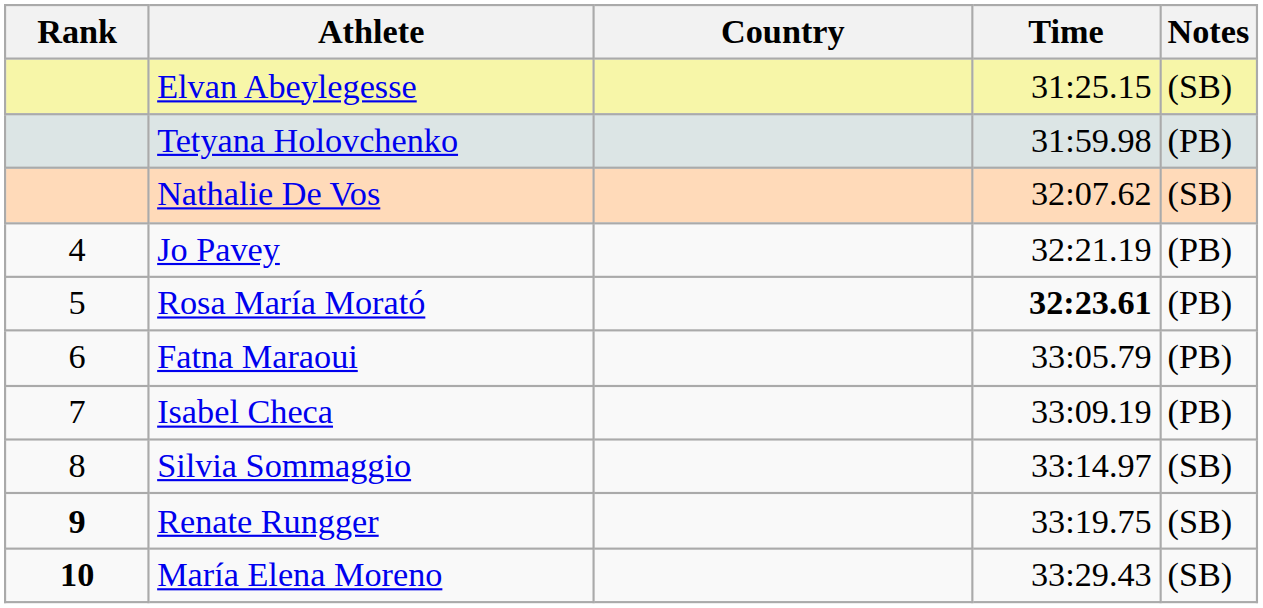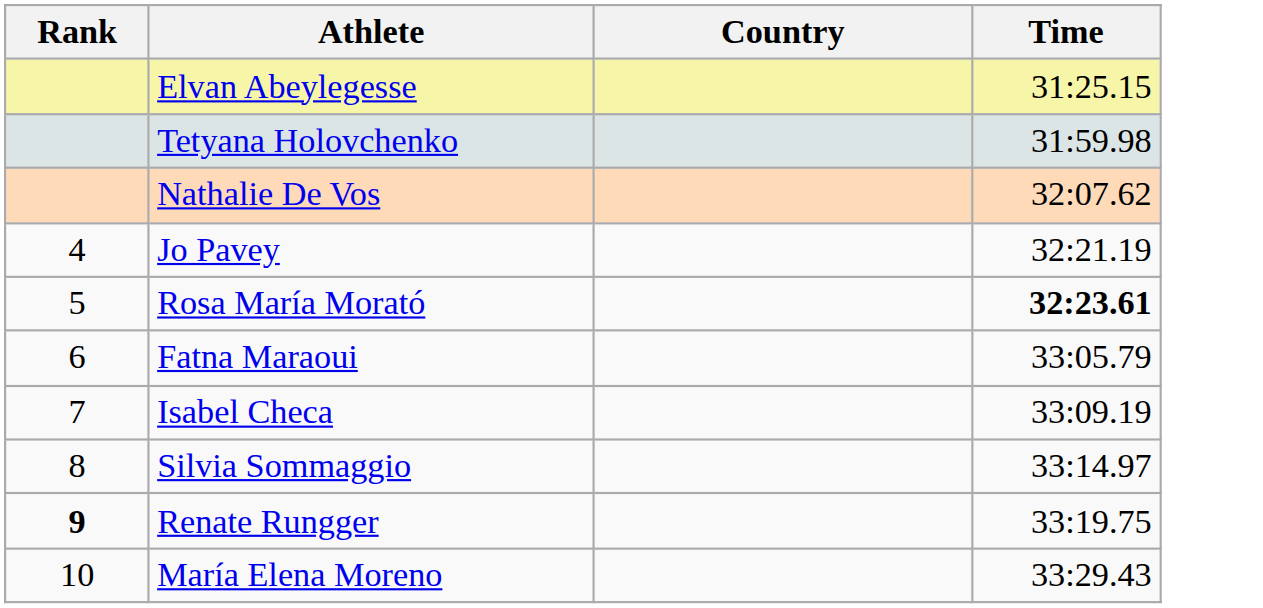- column: (1208, 31)
(77, 574) bold -> (77, 574) normal
